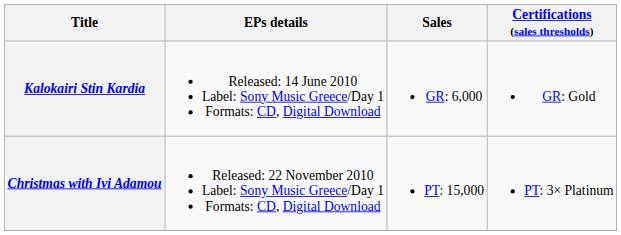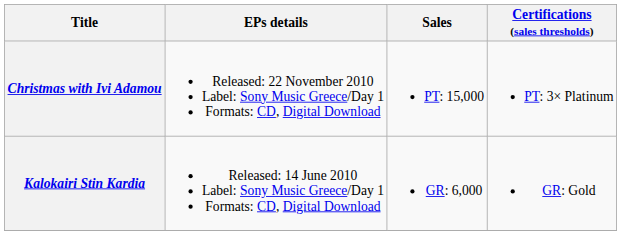rows swapped: (85, 88) <-> (85, 183)
